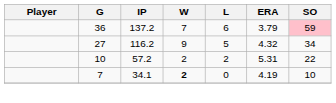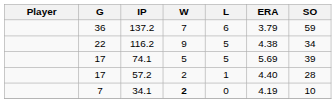(310, 28) pink background -> (310, 28) no background
(100, 43) 27 -> (100, 43) 22
(268, 43) 4.32 -> (268, 43) 4.38
+ row: (142, 59)
(100, 59) 10 -> (100, 75) 17
(226, 59) 2 -> (226, 75) 1
(268, 59) 5.31 -> (268, 75) 4.40
(310, 59) 22 -> (310, 75) 28
